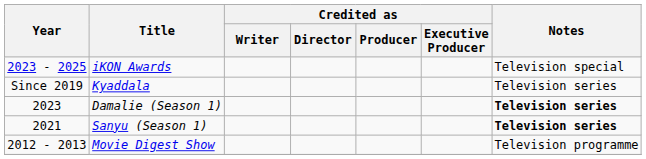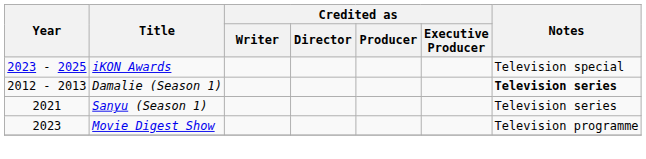- row: (121, 86)
(47, 106) 2023 -> (47, 86) 2012 - 2013
(556, 125) bold -> (556, 106) normal
(47, 145) 2012 - 2013 -> (47, 125) 2023
